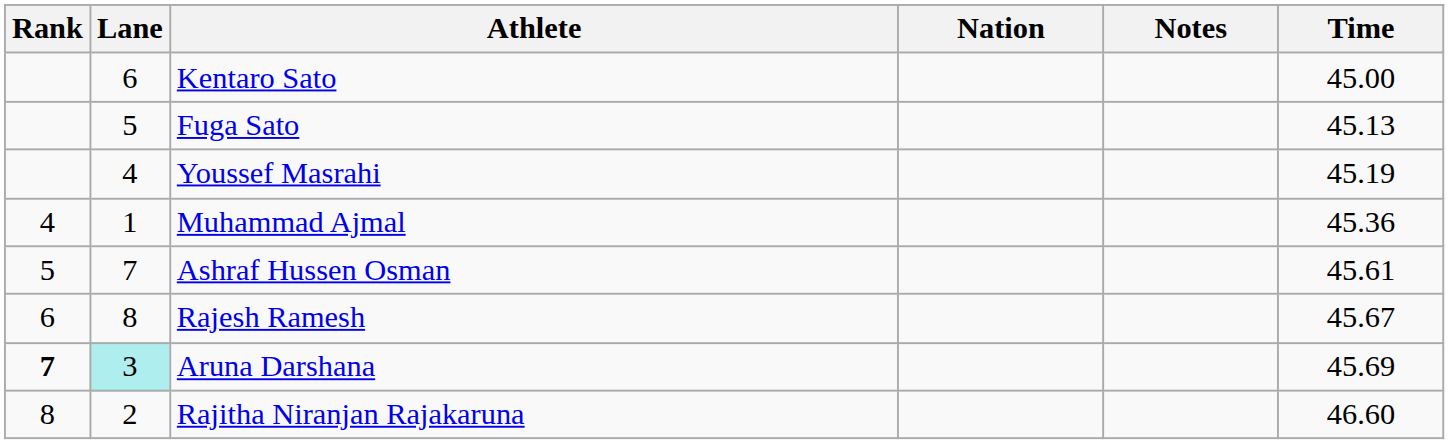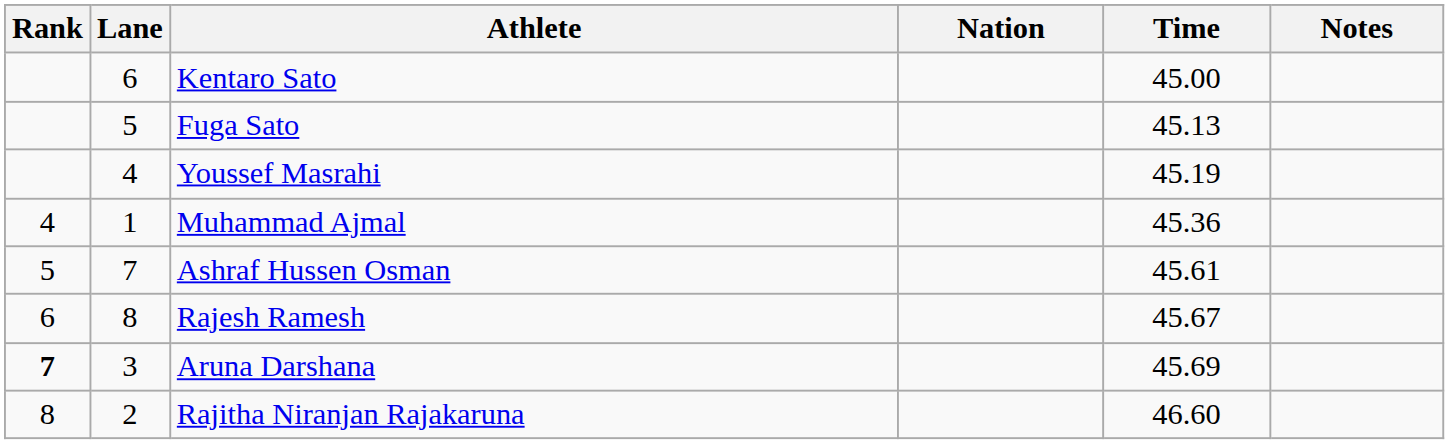columns swapped: (1361, 28) <-> (1191, 28)
(130, 366) paleturquoise background -> (130, 366) no background
